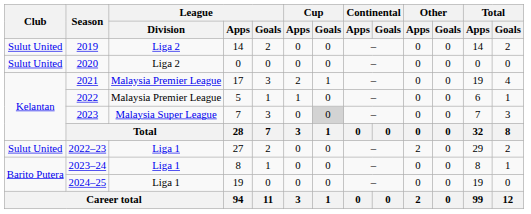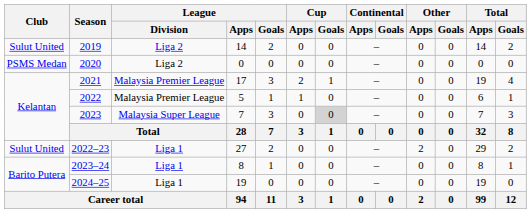(35, 64) Sulut United -> (37, 64) PSMS Medan
